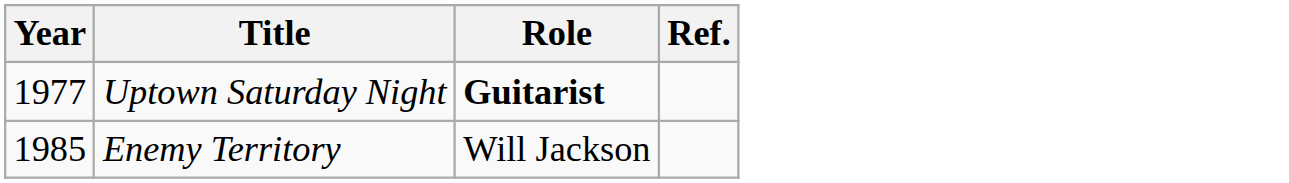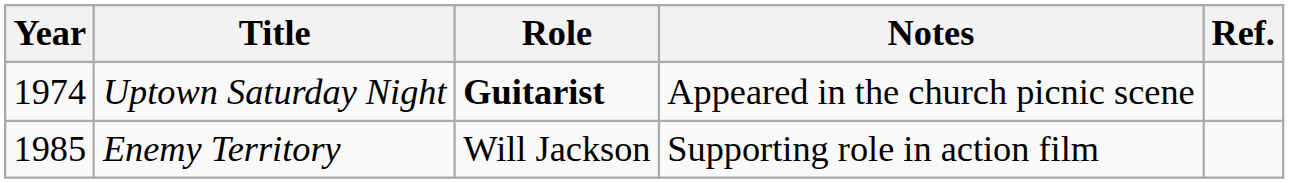+ column: (931, 33)
(50, 90) 1977 -> (50, 90) 1974
